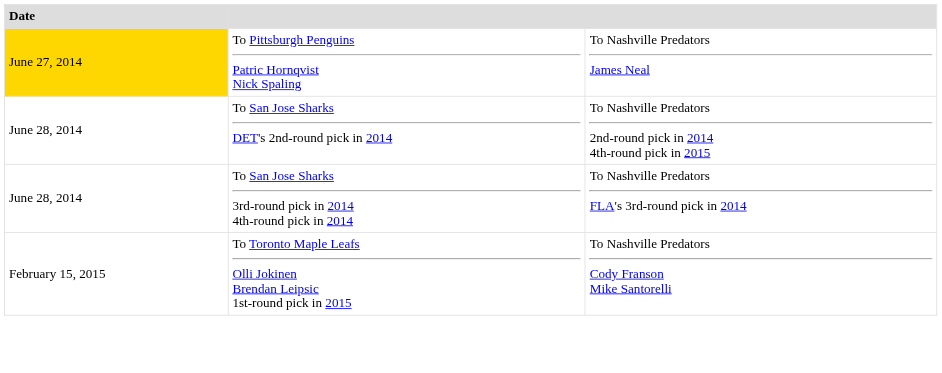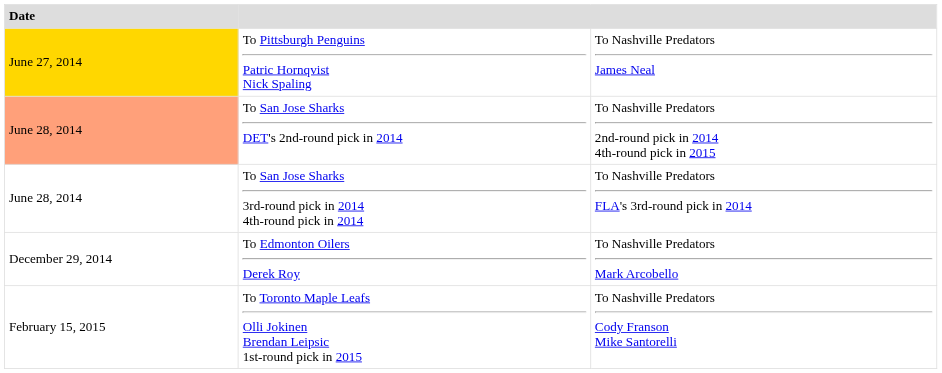(46, 130) no background -> (46, 130) lightsalmon background
+ row: (414, 259)
